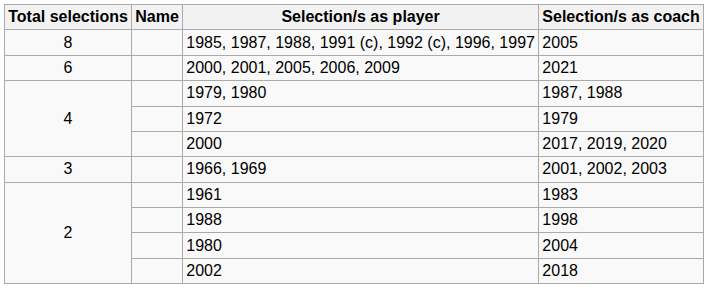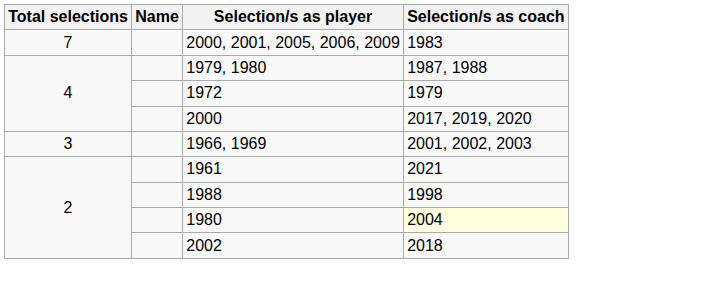- row: (361, 42)
(68, 67) 6 -> (68, 42) 7
(560, 67) 2021 -> (425, 42) 1983
(560, 194) 1983 -> (425, 169) 2021
(560, 245) no background -> (425, 220) lightyellow background
